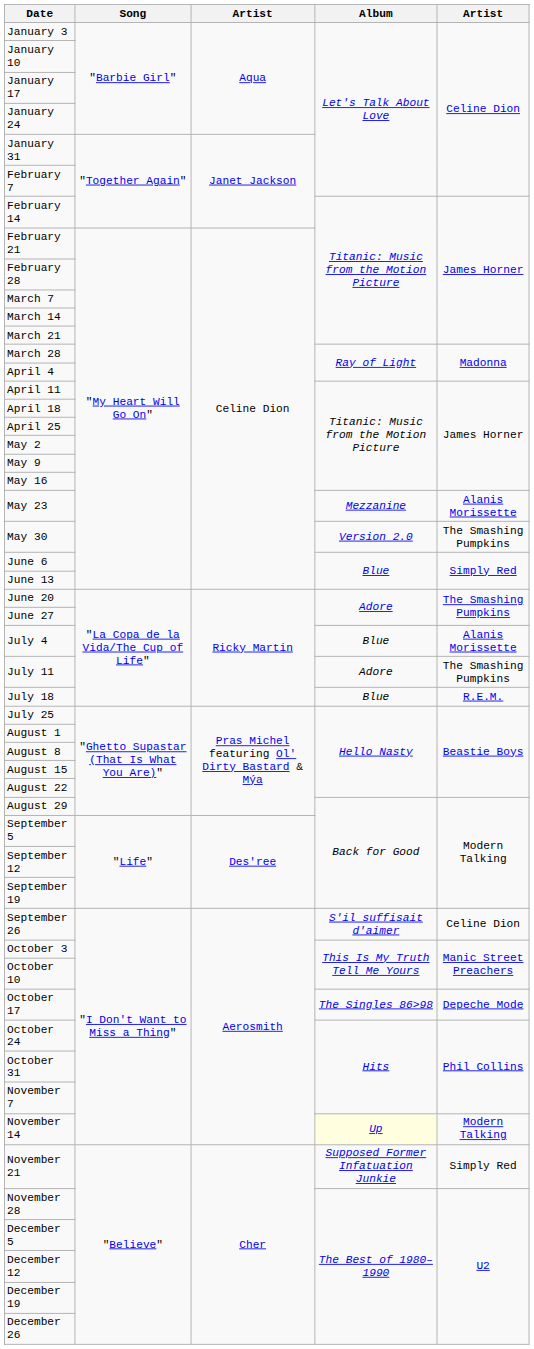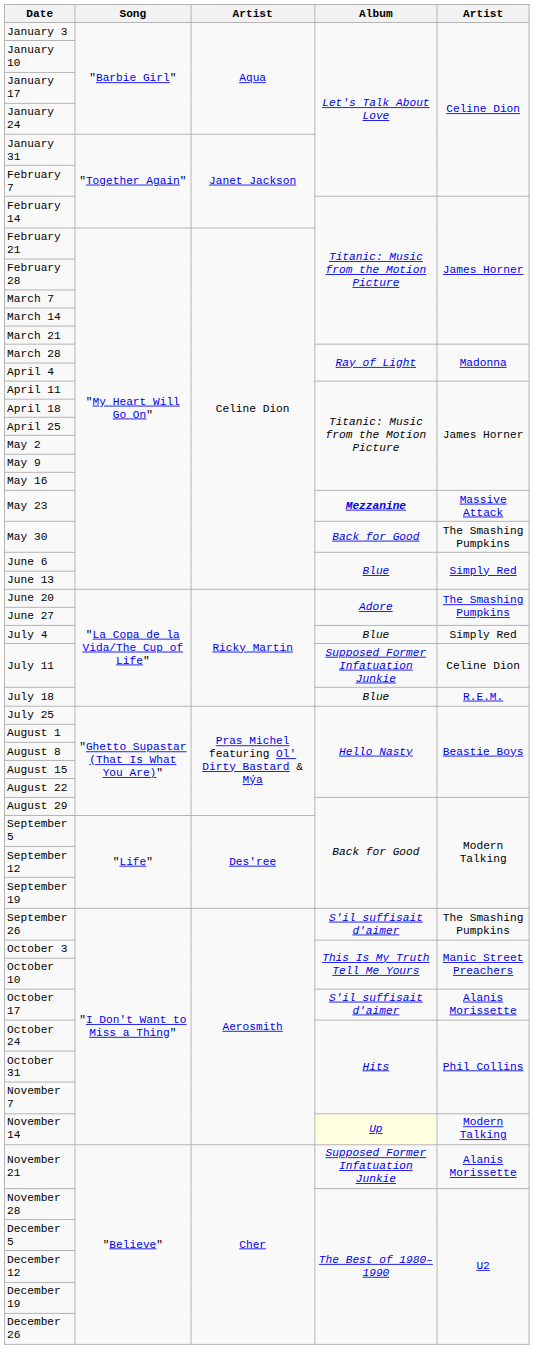(376, 506) normal -> (376, 506) bold
(483, 506) Alanis Morissette -> (483, 506) Massive Attack
(376, 537) Version 2.0 -> (376, 537) Back for Good
(483, 641) Alanis Morissette -> (483, 635) Simply Red
(376, 672) Adore -> (376, 666) Supposed Former Infatuation Junkie
(483, 672) The Smashing Pumpkins -> (483, 666) Celine Dion
(483, 924) Celine Dion -> (483, 924) The Smashing Pumpkins
(376, 1005) The Singles 86>98 -> (376, 1005) S'il suffisait d'aimer
(483, 1005) Depeche Mode -> (483, 1005) Alanis Morissette
(483, 1167) Simply Red -> (483, 1167) Alanis Morissette
